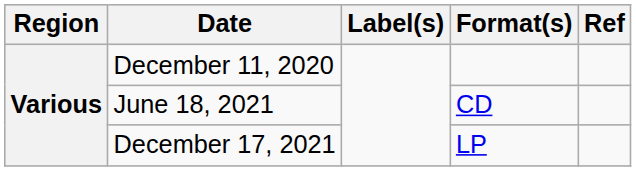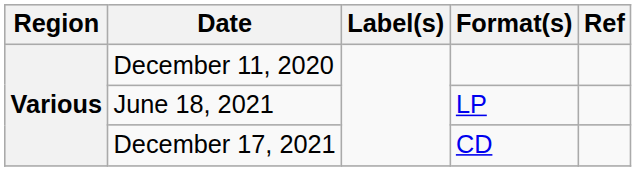(474, 104) CD -> (471, 104) LP
(471, 144) LP -> (474, 144) CD
